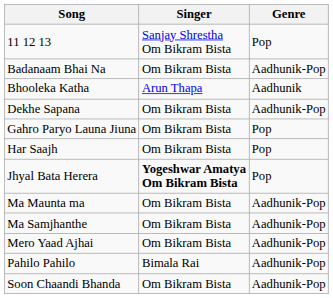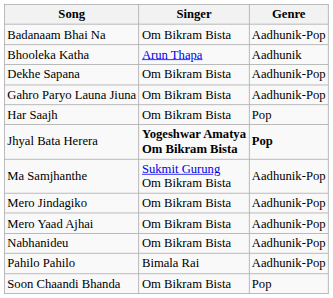- row: (29, 41)
(262, 128) Pop -> (289, 94) Aadhunik-Pop
(262, 176) normal -> (262, 141) bold
- row: (46, 203)
(187, 223) Om Bikram Bista -> (187, 176) Sukmit Gurung Om Bikram Bista
+ row: (47, 203)
+ row: (38, 243)
(289, 283) Aadhunik-Pop -> (262, 283) Pop
